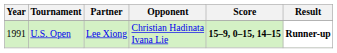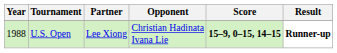(16, 34) 1991 -> (16, 34) 1988
